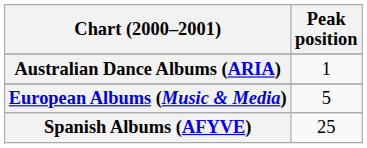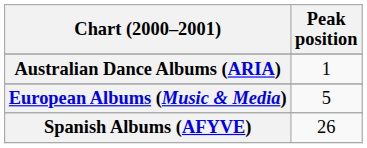(326, 127) 25 -> (326, 127) 26
